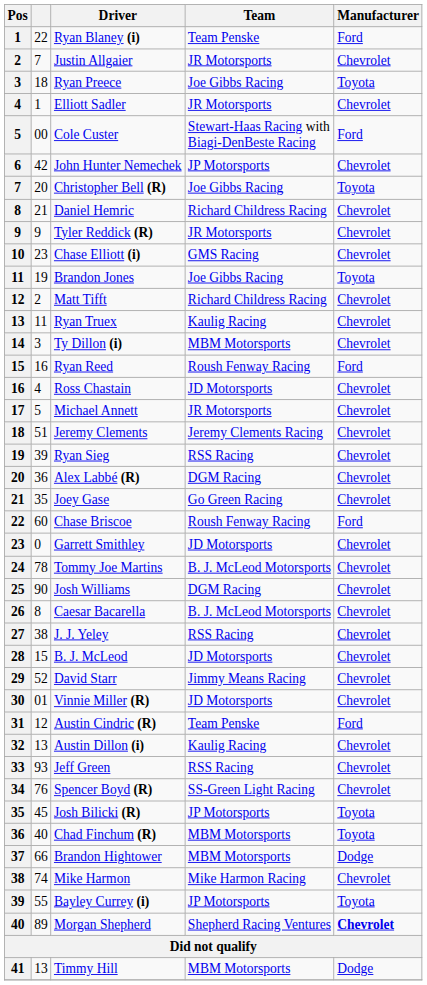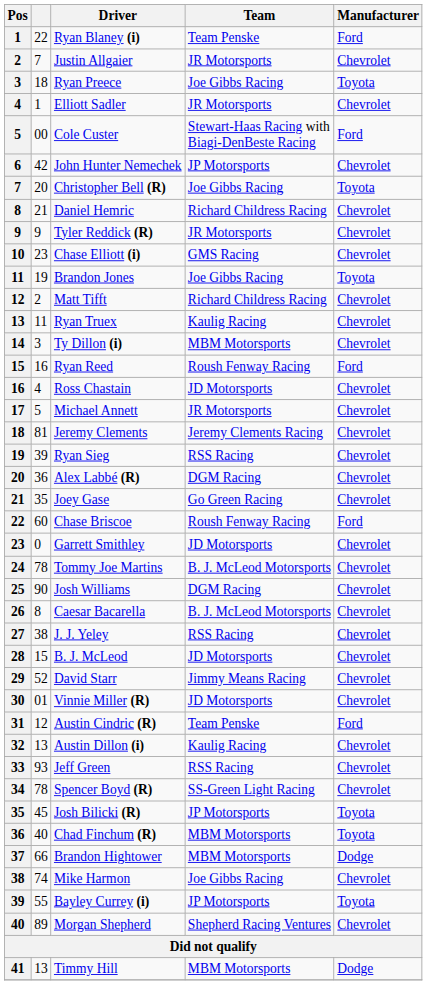(41, 433) 51 -> (41, 433) 81
(41, 790) 76 -> (41, 790) 78
(247, 879) Mike Harmon Racing -> (236, 879) Joe Gibbs Racing
(366, 924) bold -> (364, 924) normal
